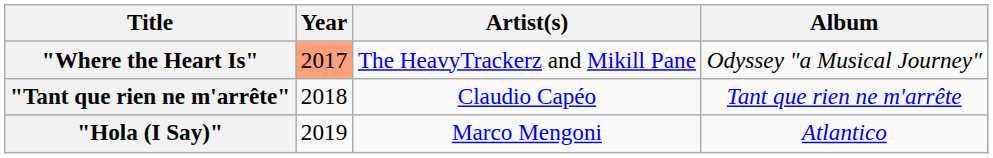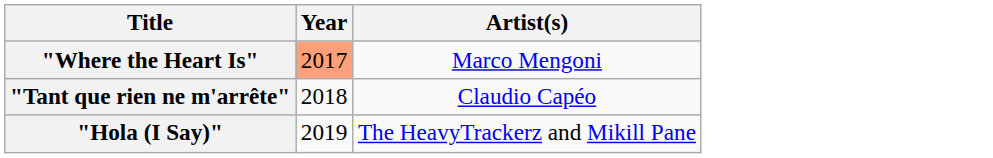- column: (844, 22)
(527, 59) The HeavyTrackerz and Mikill Pane -> (527, 59) Marco Mengoni
(527, 133) Marco Mengoni -> (527, 133) The HeavyTrackerz and Mikill Pane
